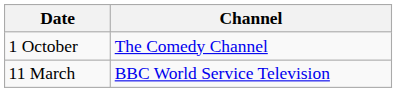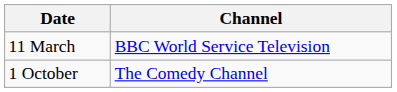rows swapped: (42, 73) <-> (43, 45)
